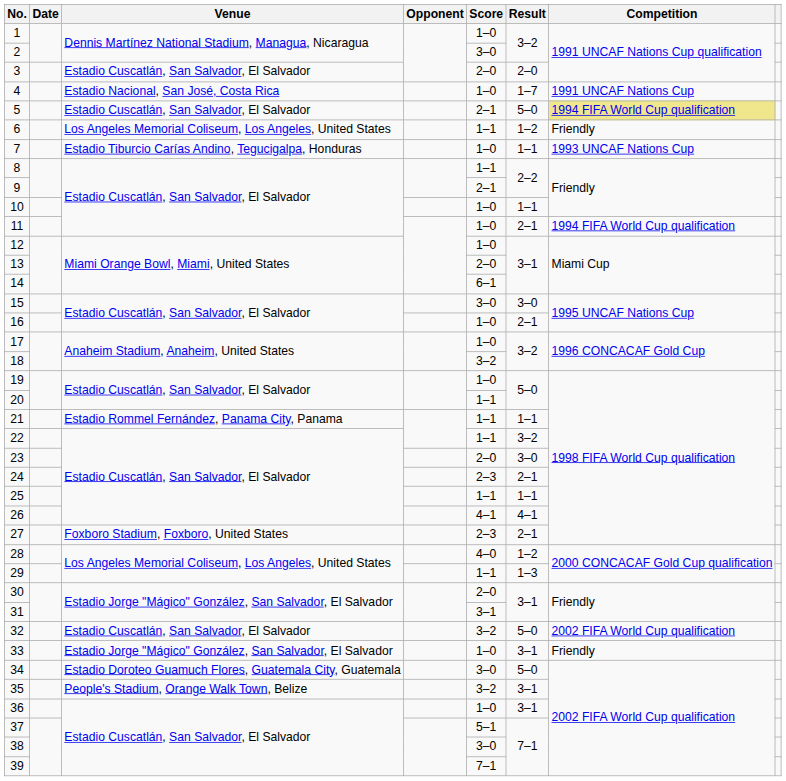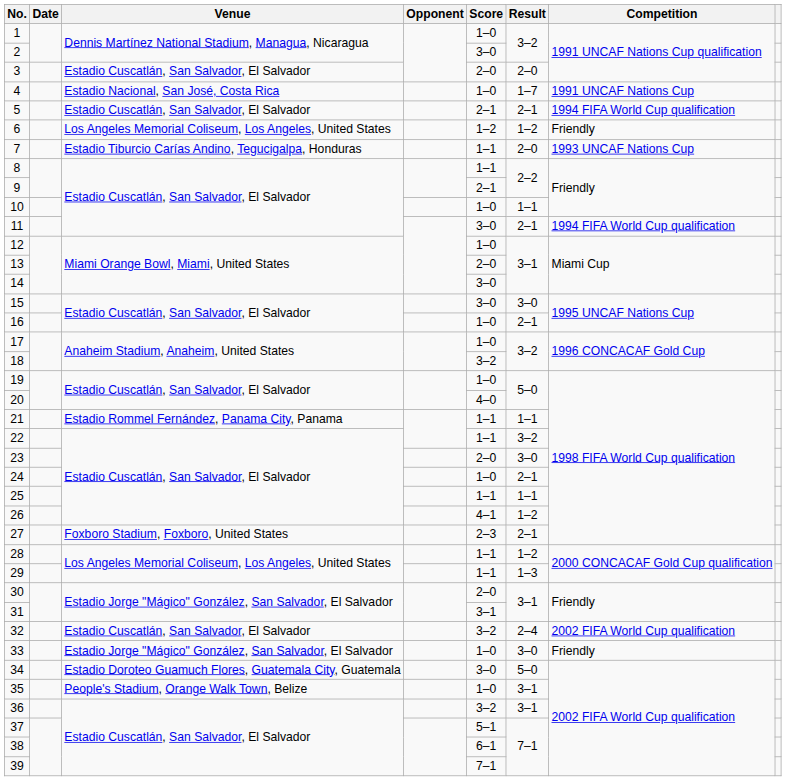(527, 110) 5–0 -> (527, 110) 2–1
(643, 110) khaki background -> (643, 110) no background
(486, 129) 1–1 -> (486, 129) 1–2
(486, 149) 1–0 -> (486, 149) 1–1
(527, 149) 1–1 -> (527, 149) 2–0
(486, 226) 1–0 -> (486, 226) 3–0
(486, 284) 6–1 -> (486, 284) 3–0
(486, 399) 1–1 -> (486, 399) 4–0
(486, 476) 2–3 -> (486, 476) 1–0
(527, 515) 4–1 -> (527, 515) 1–2
(486, 554) 4–0 -> (486, 554) 1–1
(527, 631) 5–0 -> (527, 631) 2–4
(527, 650) 3–1 -> (527, 650) 3–0
(486, 689) 3–2 -> (486, 689) 1–0
(486, 708) 1–0 -> (486, 708) 3–2
(486, 746) 3–0 -> (486, 746) 6–1
